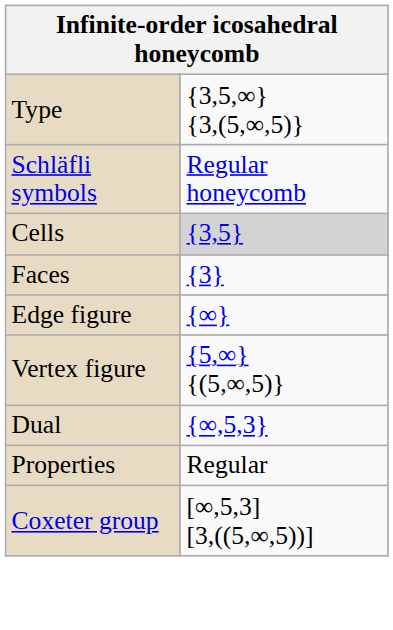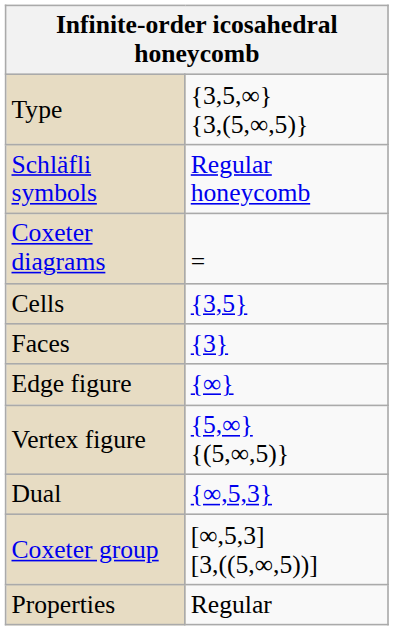+ row: (58, 248)
(215, 233) lightgrey background -> (219, 302) no background
rows swapped: (85, 520) <-> (63, 465)
